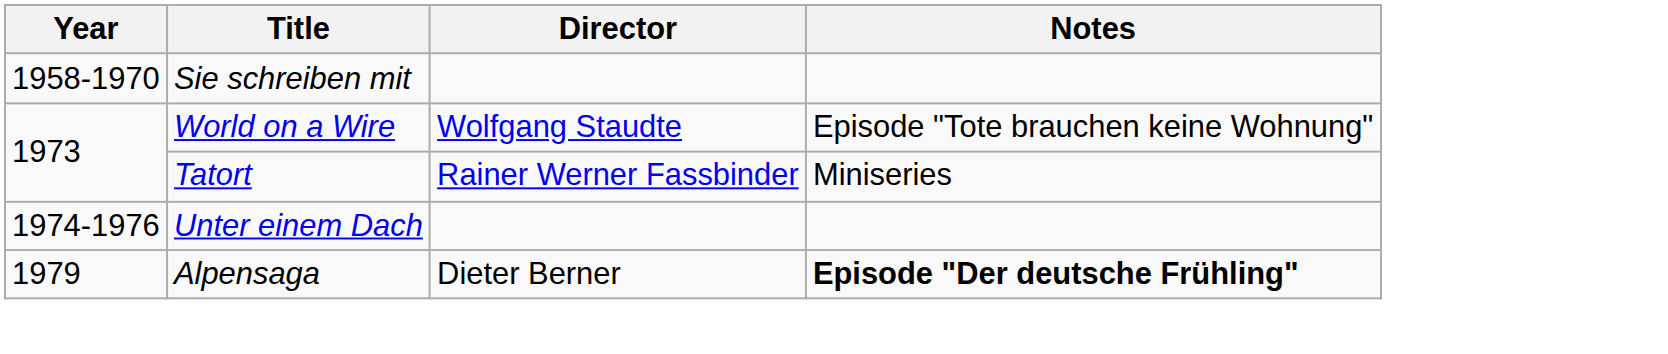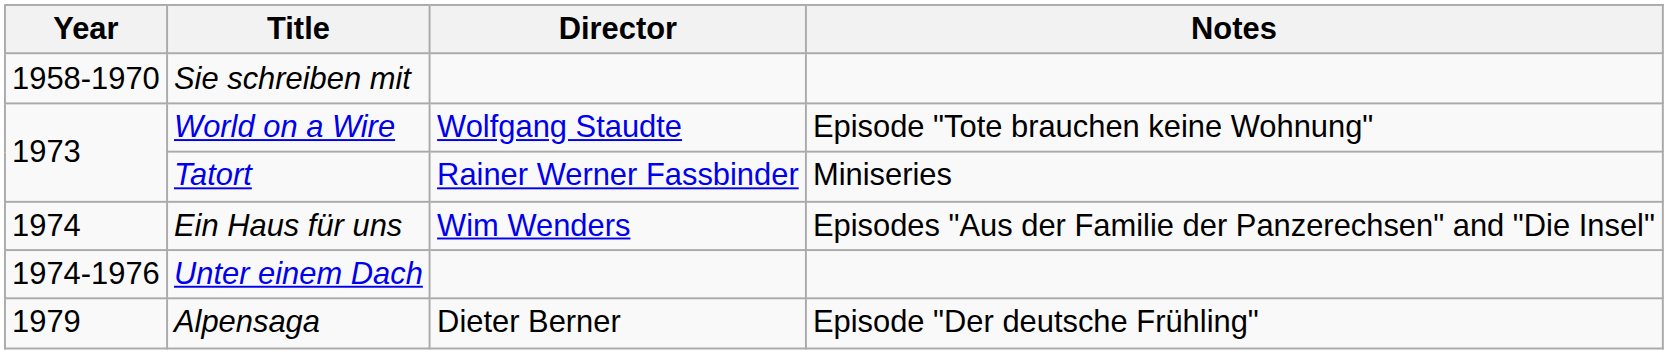+ row: (288, 224)
(1056, 273) bold -> (1036, 322) normal
